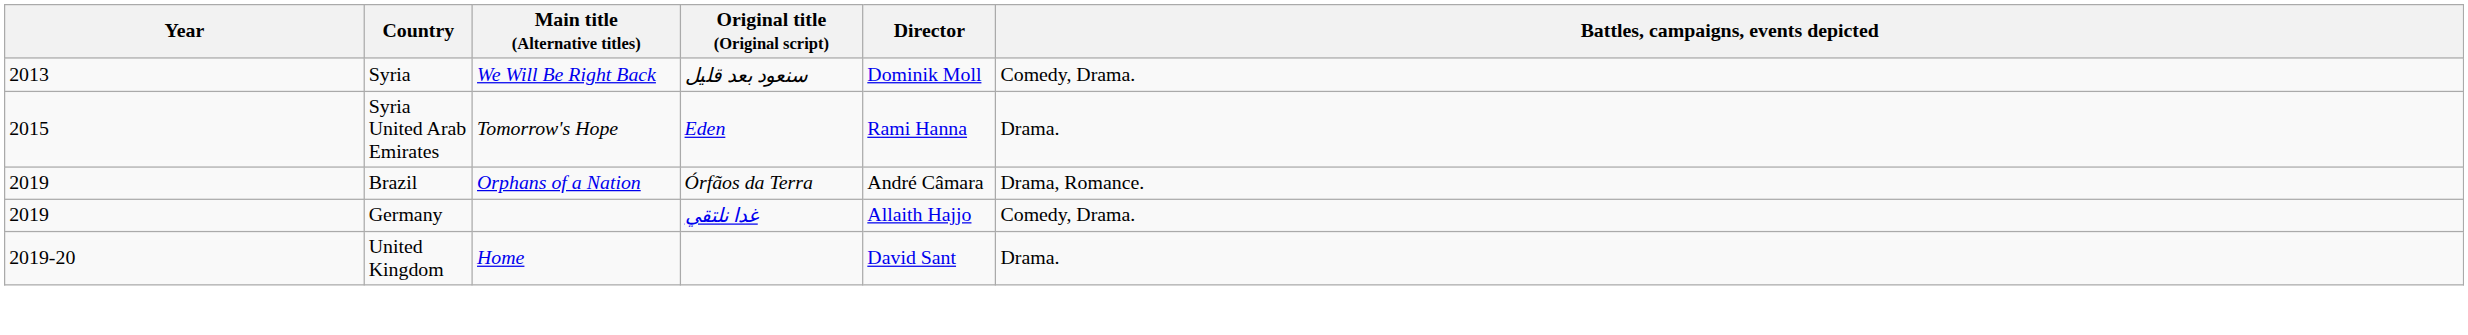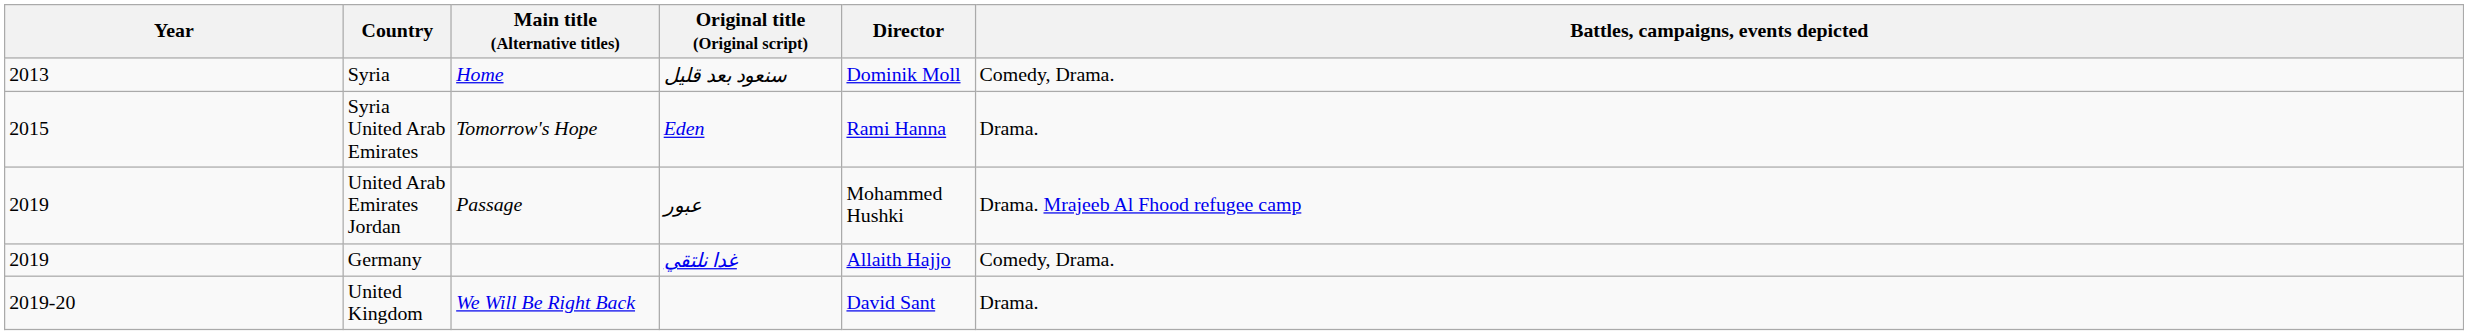(566, 74) We Will Be Right Back -> (480, 74) Home
- row: (393, 182)
+ row: (397, 205)
(501, 258) Home -> (546, 302) We Will Be Right Back
